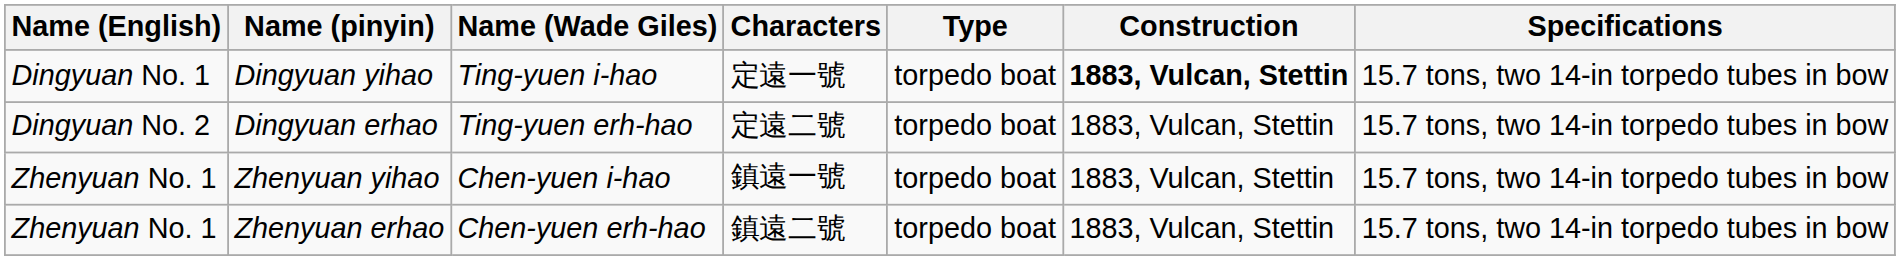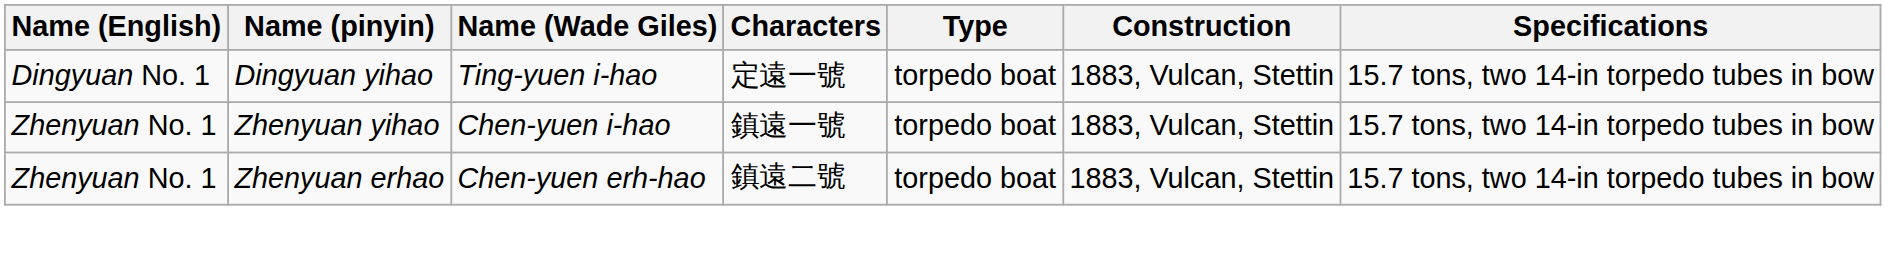(1209, 75) bold -> (1202, 75) normal
- row: (336, 126)
